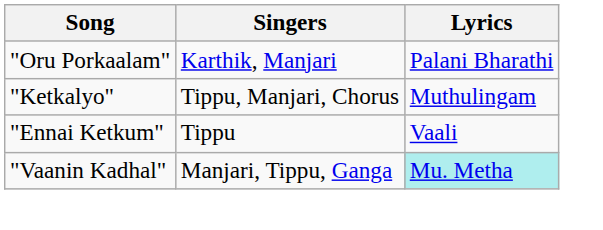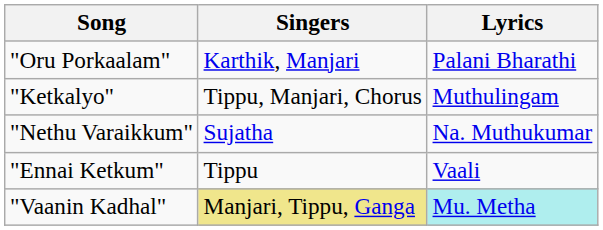+ row: (101, 133)
(287, 170) no background -> (309, 206) khaki background
